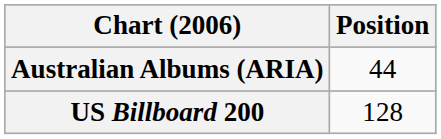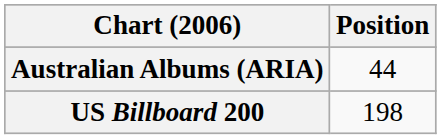(383, 111) 128 -> (383, 111) 198
